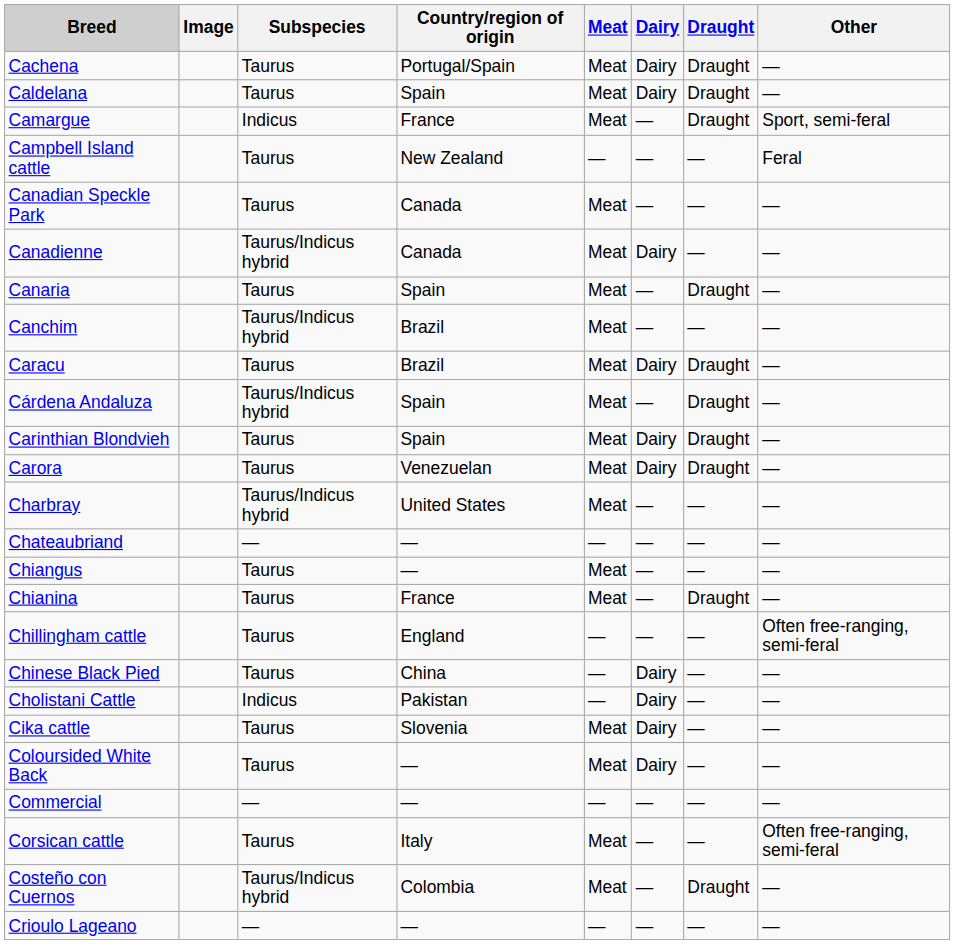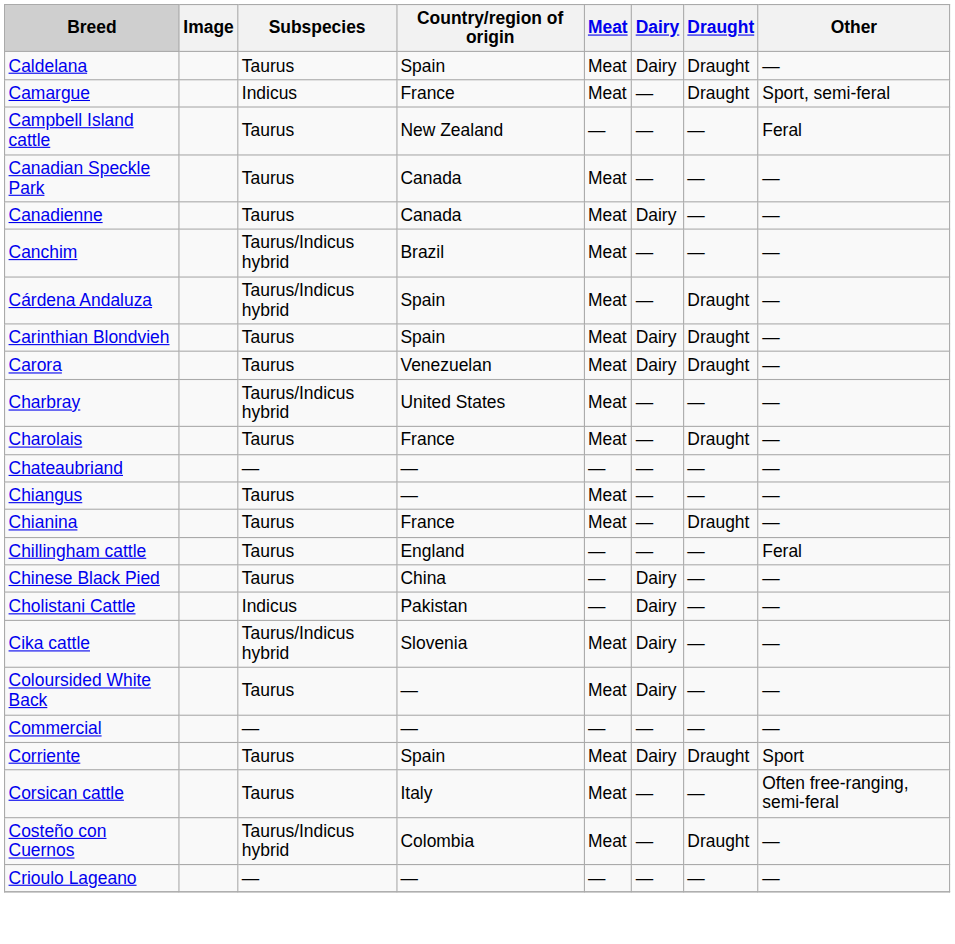- row: (43, 65)
(298, 252) Taurus/Indicus hybrid -> (268, 215) Taurus
- row: (39, 290)
- row: (37, 365)
+ row: (45, 440)
(835, 635) Often free-ranging, semi-feral -> (782, 550) Feral
(268, 728) Taurus -> (298, 643) Taurus/Indicus hybrid
+ row: (44, 756)
